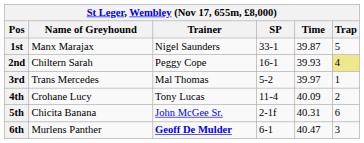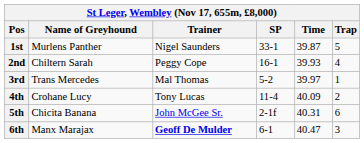(63, 46) Manx Marajax -> (66, 46) Murlens Panther
(337, 63) khaki background -> (337, 63) no background
(66, 130) Murlens Panther -> (63, 130) Manx Marajax
